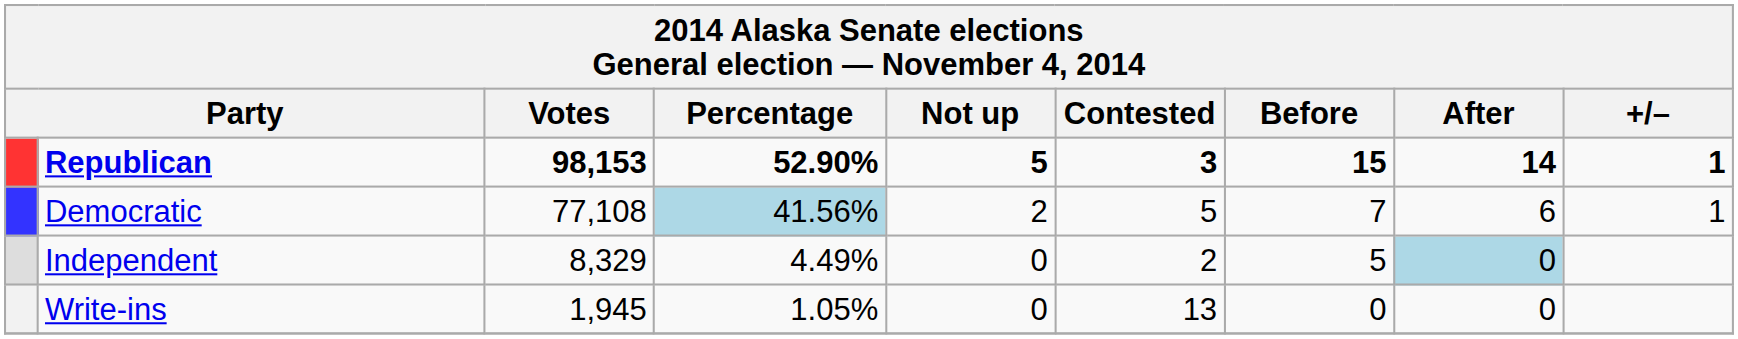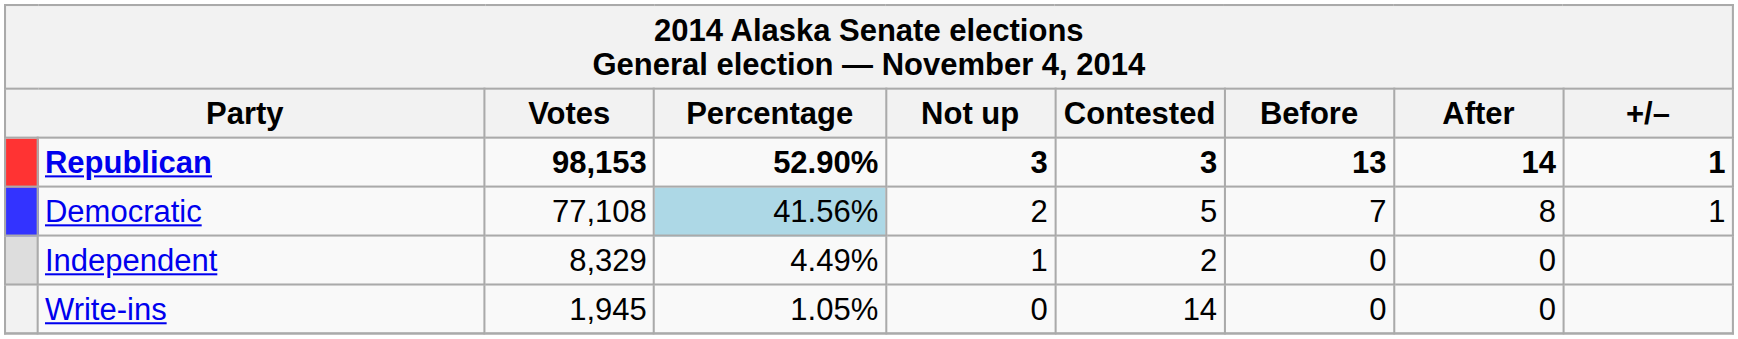(1039, 163) 5 -> (1039, 163) 3
(1369, 163) 15 -> (1369, 163) 13
(1547, 212) 6 -> (1547, 212) 8
(1039, 261) 0 -> (1039, 261) 1
(1378, 261) 5 -> (1378, 261) 0
(1547, 261) lightblue background -> (1547, 261) no background
(1200, 310) 13 -> (1200, 310) 14
